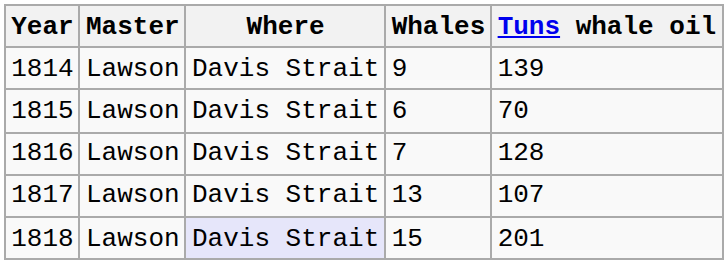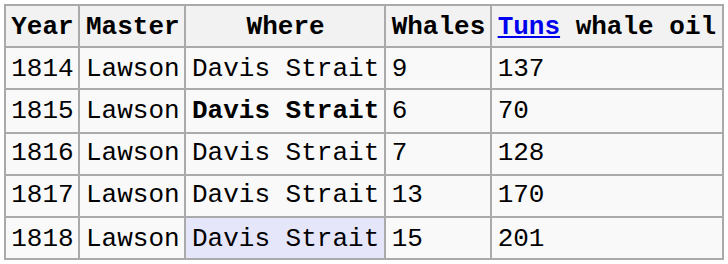(521, 69) 139 -> (521, 69) 137
(286, 111) normal -> (286, 111) bold
(521, 196) 107 -> (521, 196) 170
